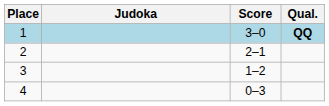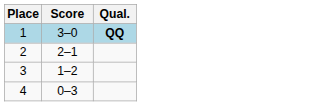- column: (136, 14)
